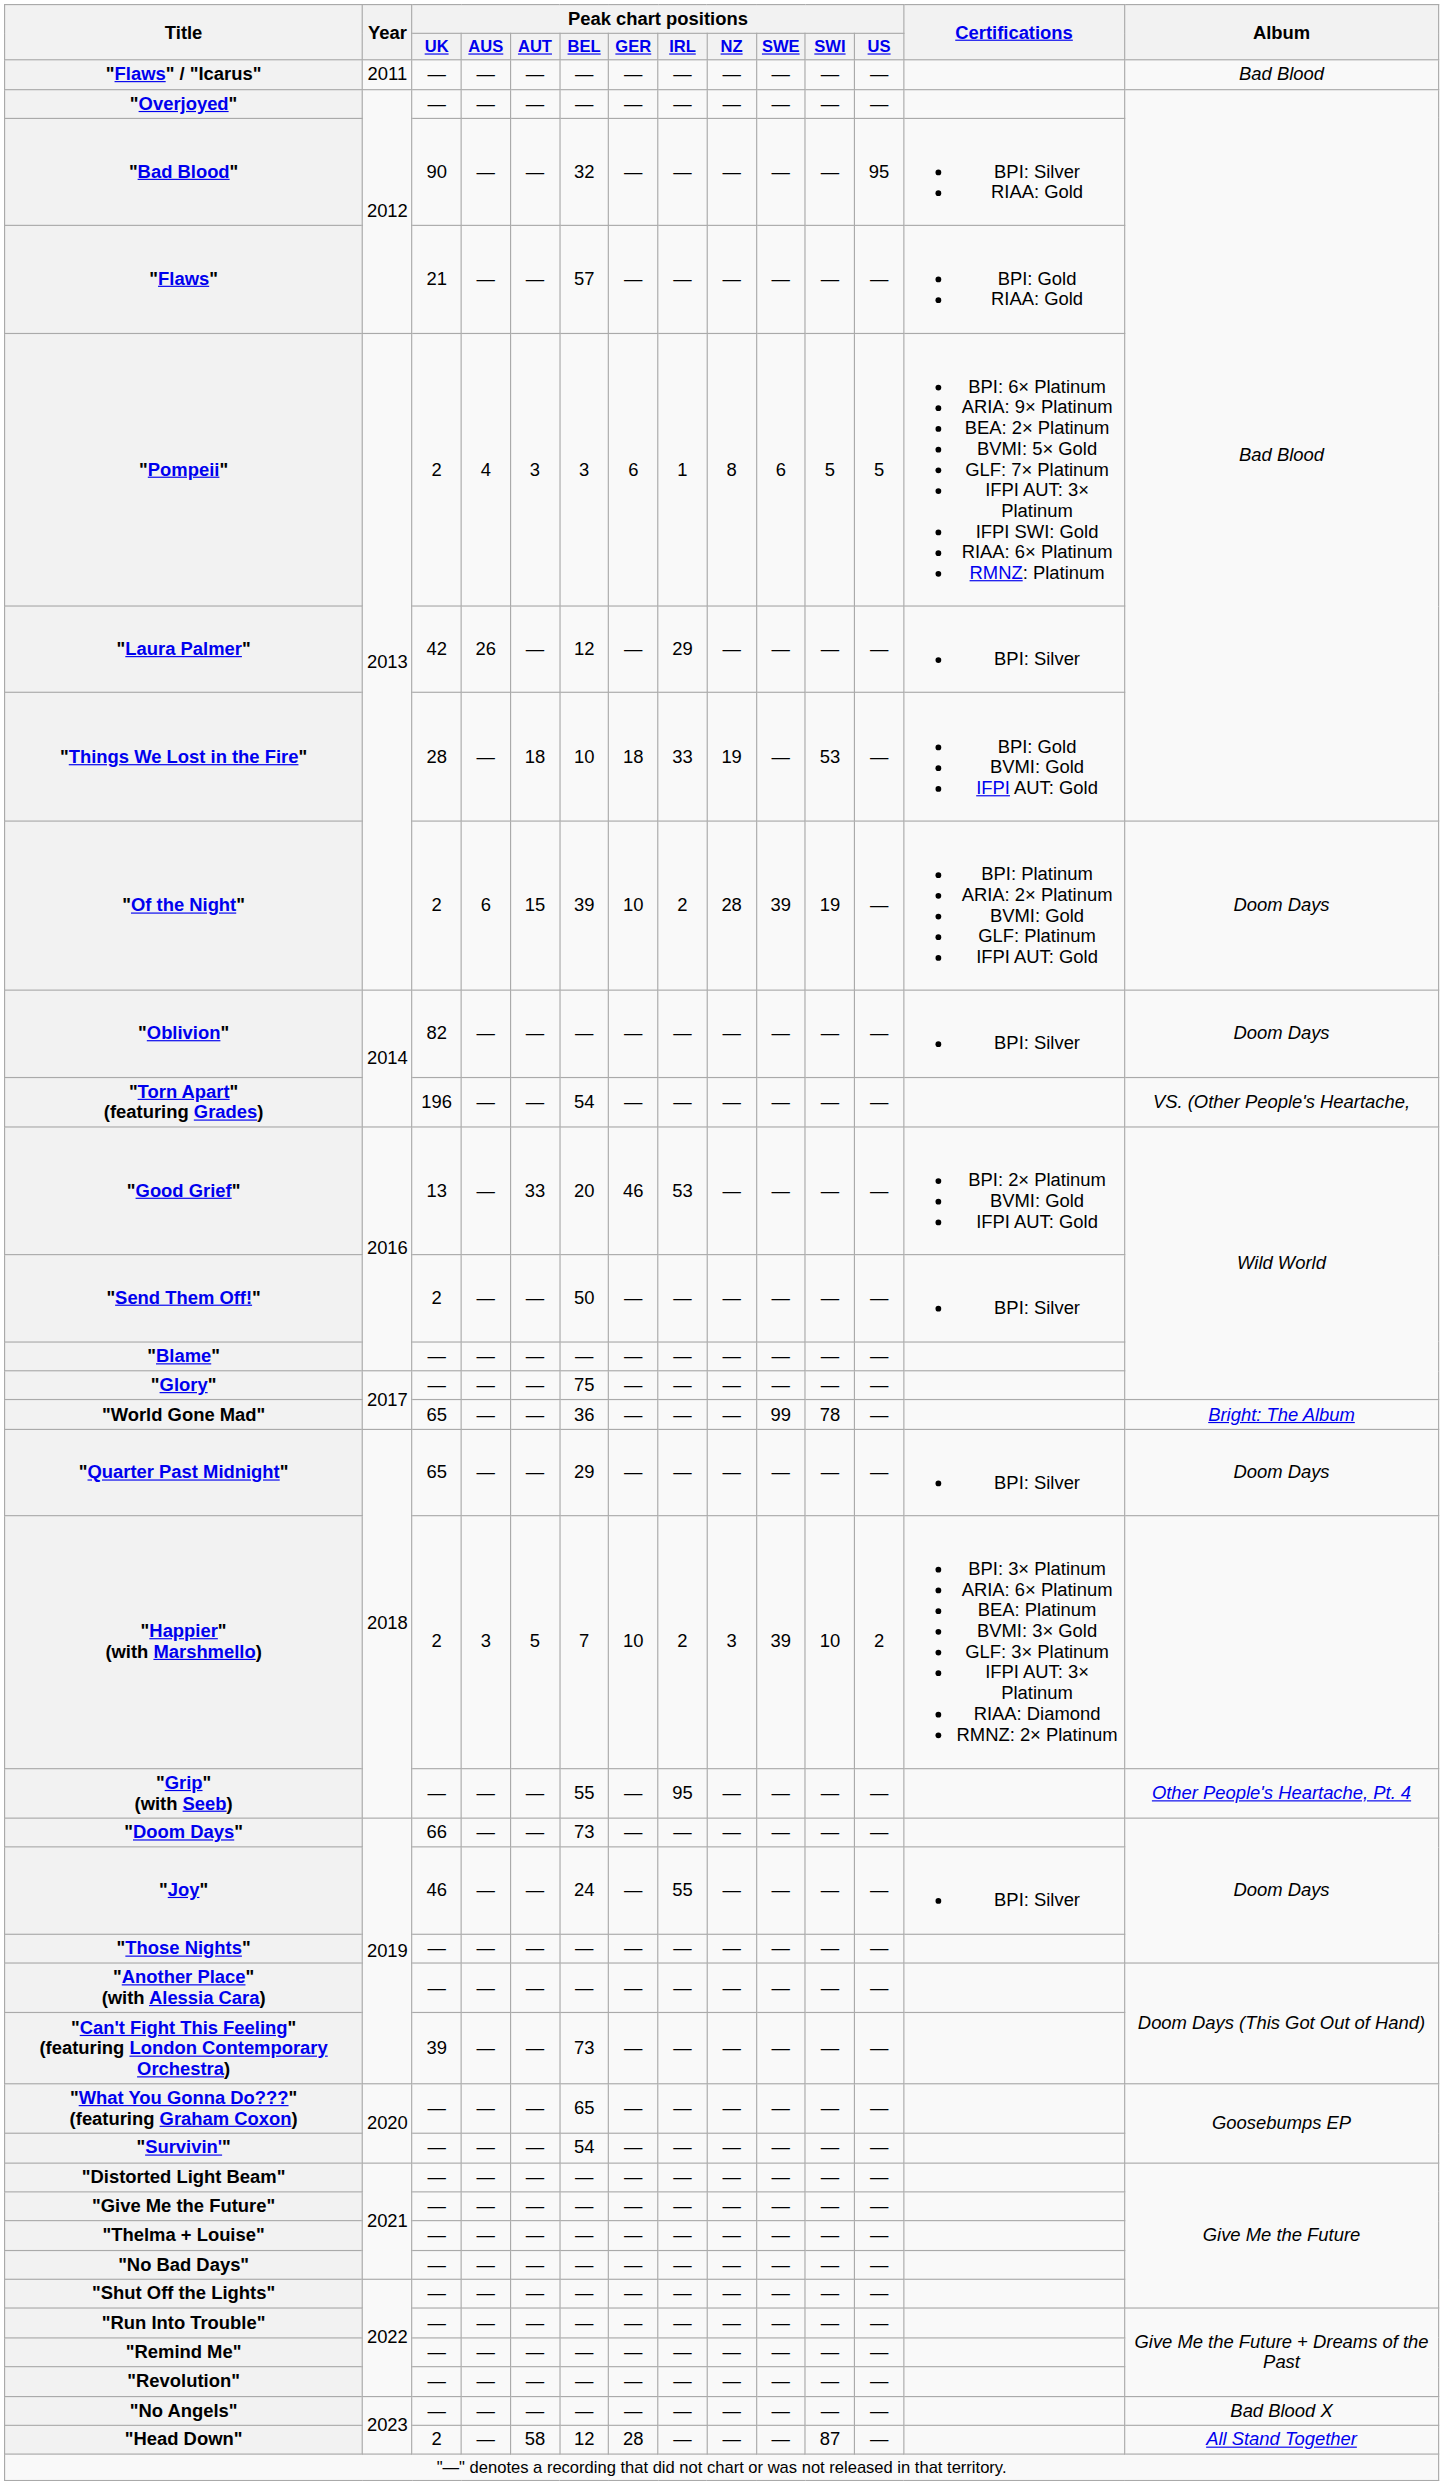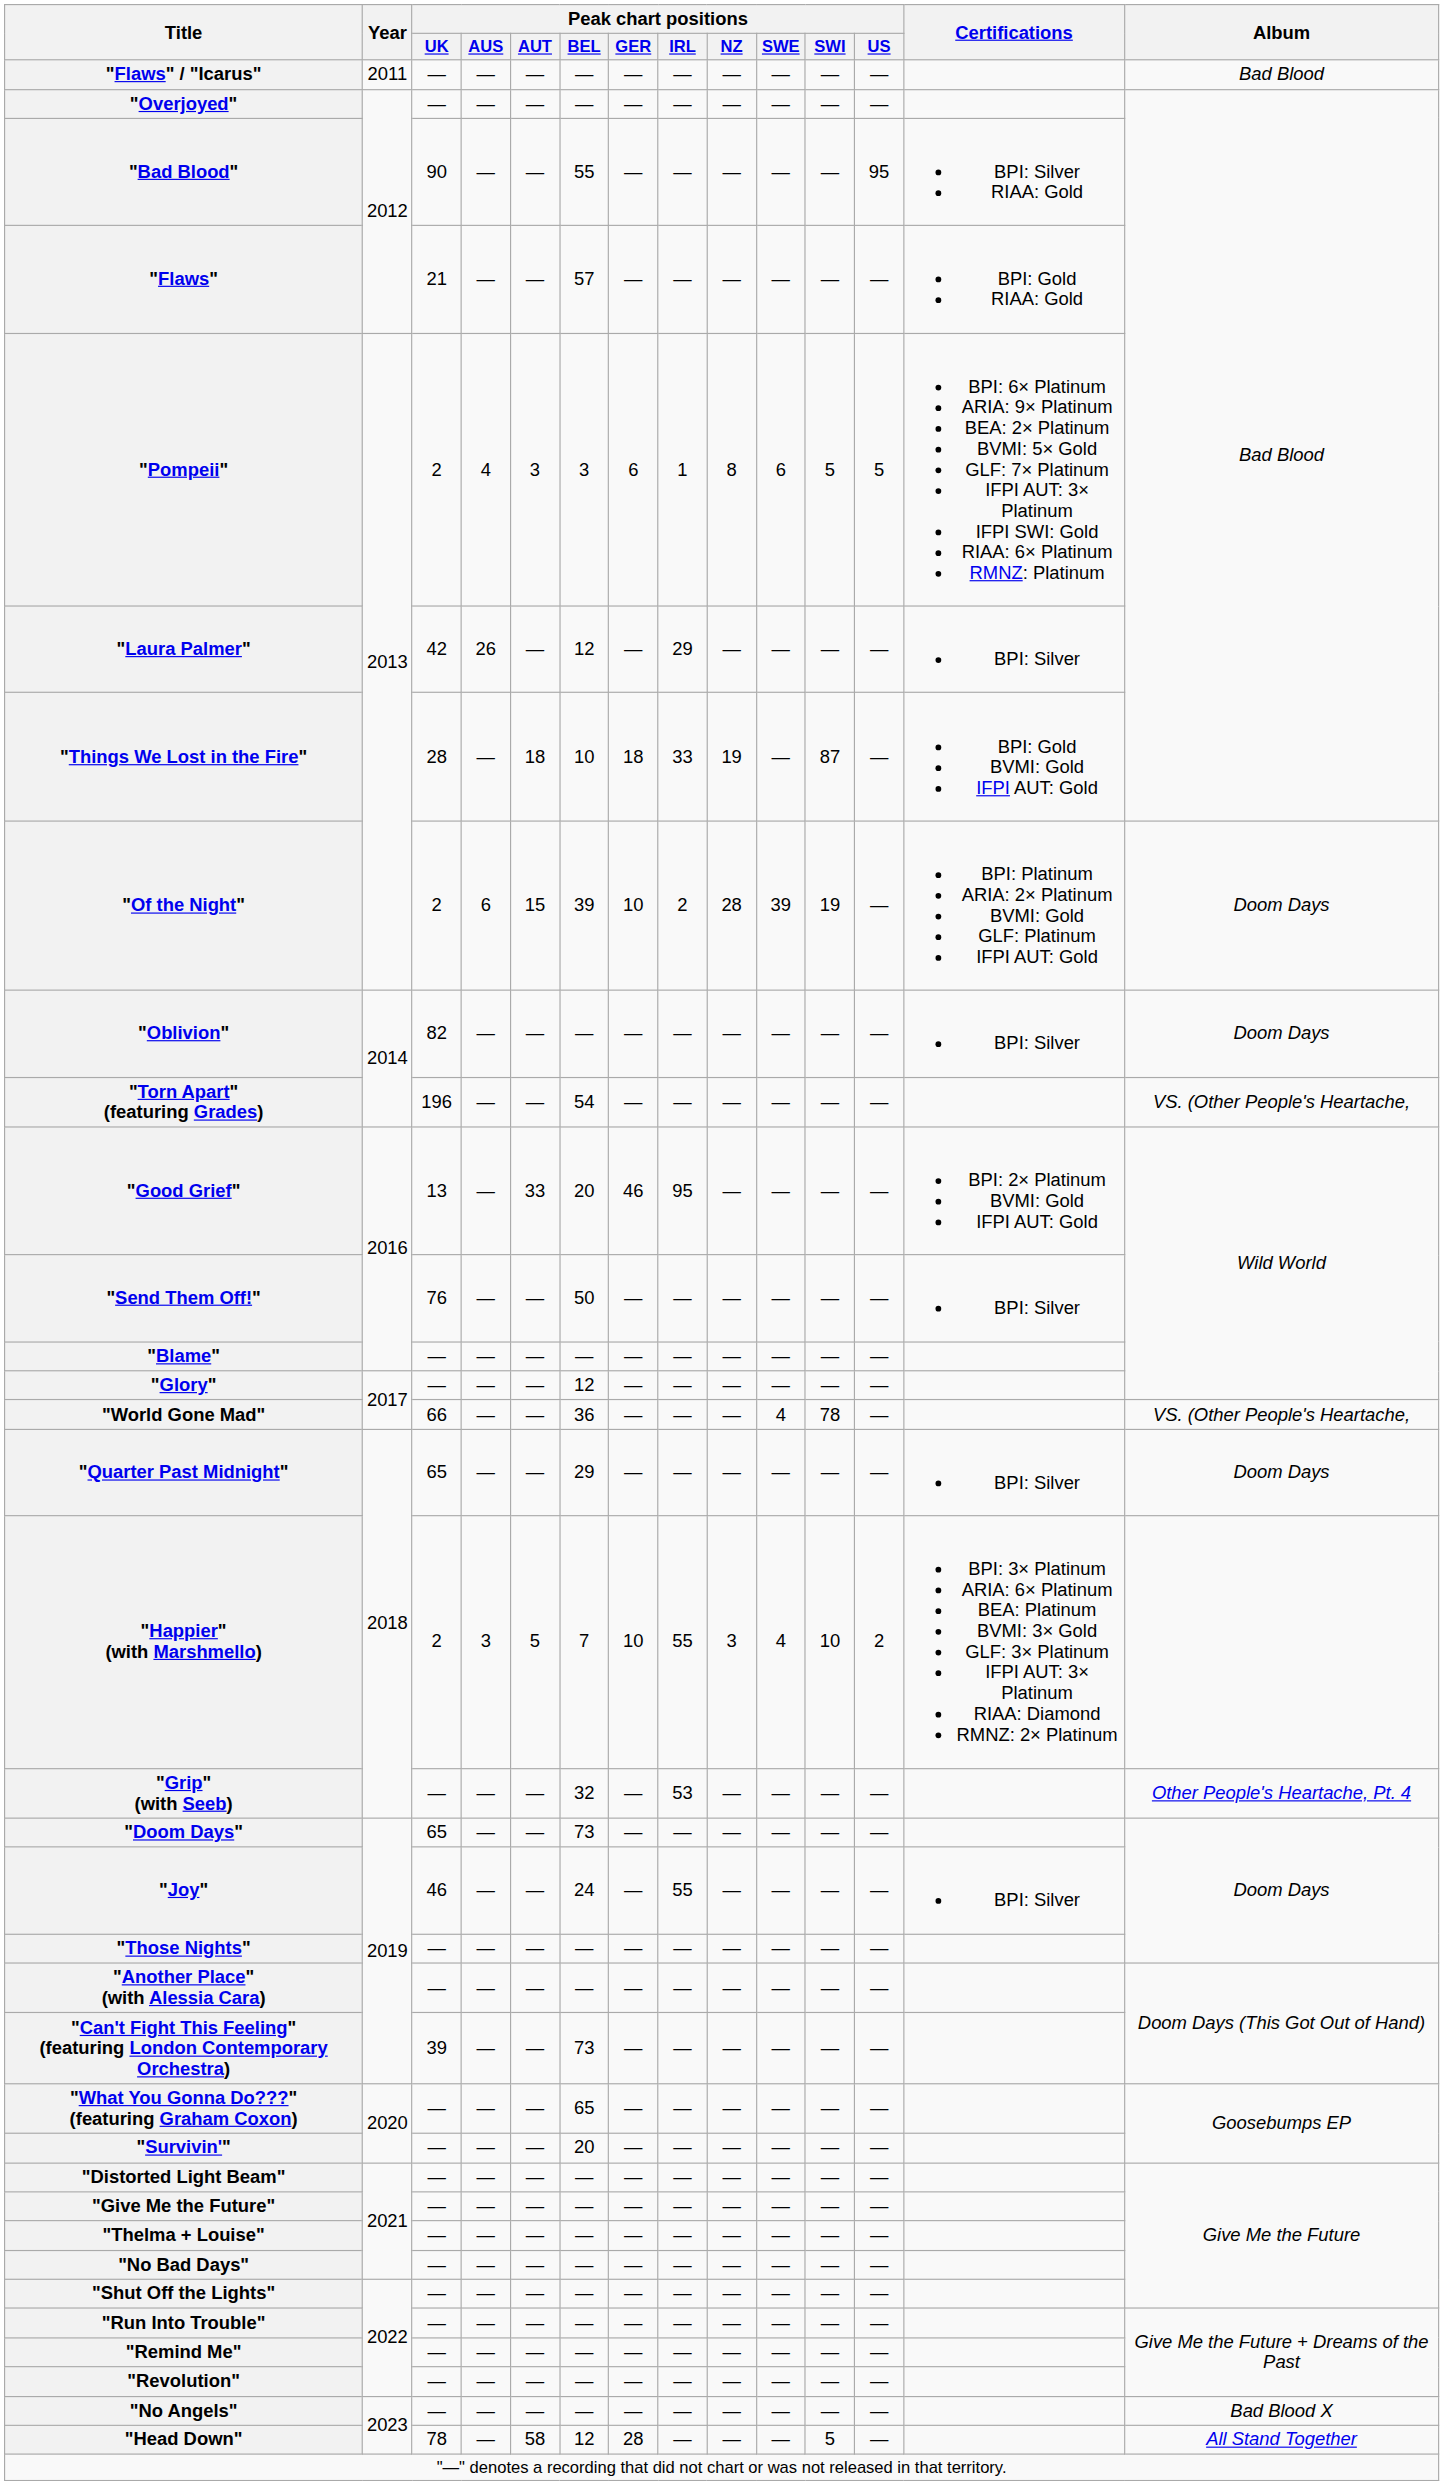(584, 171) 32 -> (584, 171) 55
(830, 756) 53 -> (830, 756) 87
(682, 1190) 53 -> (682, 1190) 95
(437, 1298) 2 -> (437, 1298) 76
(584, 1385) 75 -> (584, 1385) 12
(437, 1414) 65 -> (437, 1414) 66
(781, 1414) 99 -> (781, 1414) 4
(1282, 1414) Bright: The Album -> (1282, 1414) VS. (Other People's Heartache,
(682, 1641) 2 -> (682, 1641) 55
(781, 1641) 39 -> (781, 1641) 4
(584, 1792) 55 -> (584, 1792) 32
(682, 1792) 95 -> (682, 1792) 53
(437, 1832) 66 -> (437, 1832) 65
(584, 2147) 54 -> (584, 2147) 20
(437, 2439) 2 -> (437, 2439) 78
(830, 2439) 87 -> (830, 2439) 5
